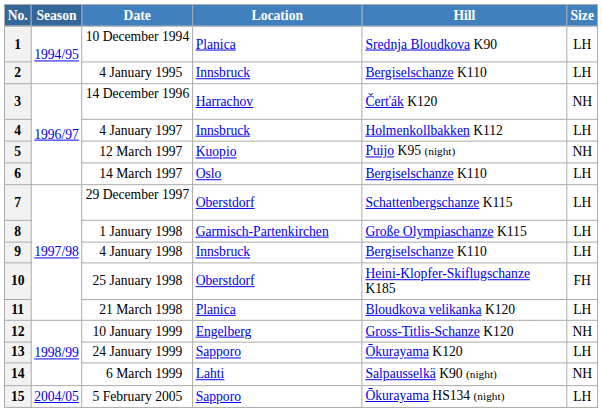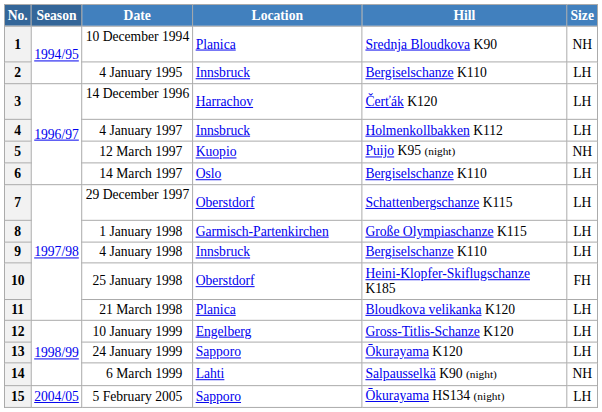(582, 44) LH -> (582, 44) NH
(582, 101) NH -> (582, 101) LH
(582, 331) NH -> (582, 331) LH
